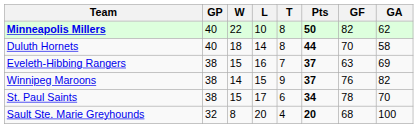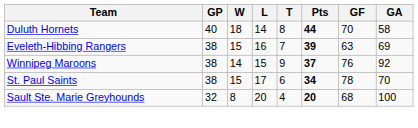- row: (56, 30)
(310, 64) 37 -> (310, 47) 39
(384, 81) 82 -> (384, 64) 92
